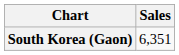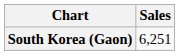(155, 38) 6,351 -> (155, 38) 6,251
